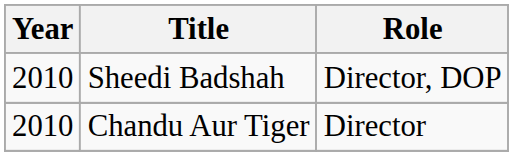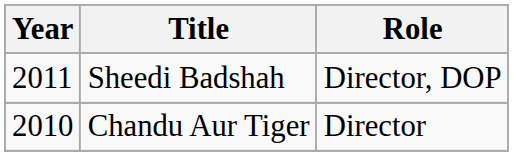(43, 77) 2010 -> (42, 77) 2011
